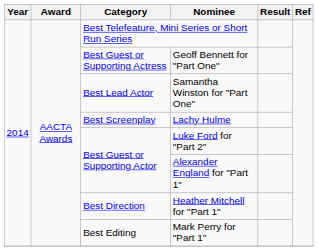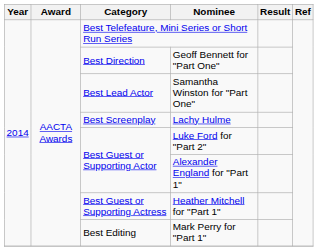(125, 60) Best Guest or Supporting Actress -> (114, 60) Best Direction
(114, 206) Best Direction -> (125, 206) Best Guest or Supporting Actress
